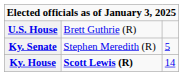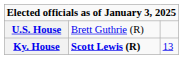- row: (33, 46)
(170, 63) 14 -> (168, 46) 13
